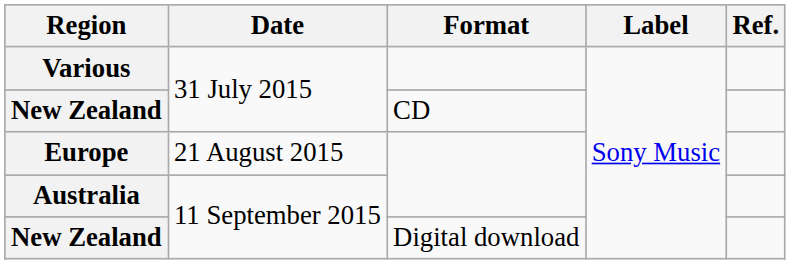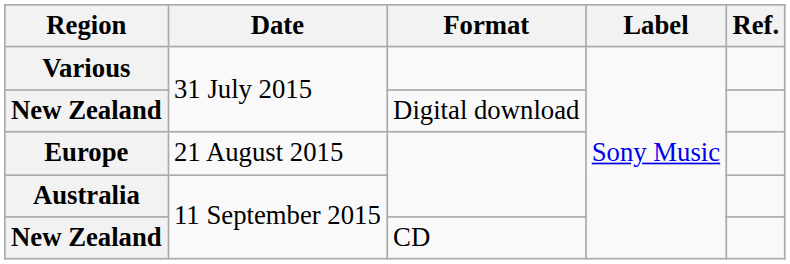(412, 110) CD -> (486, 110) Digital download
(486, 237) Digital download -> (412, 237) CD
